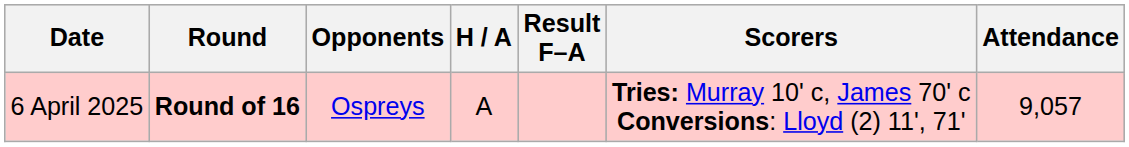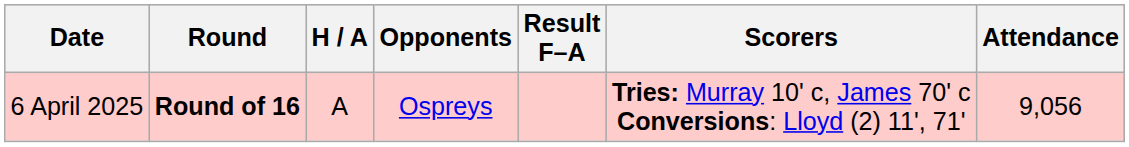columns swapped: (378, 38) <-> (484, 38)
(1051, 106) 9,057 -> (1051, 106) 9,056
